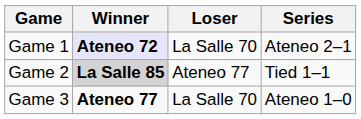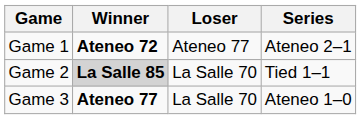(117, 45) lavender background -> (117, 45) no background
(215, 45) La Salle 70 -> (211, 45) Ateneo 77
(211, 72) Ateneo 77 -> (215, 72) La Salle 70
